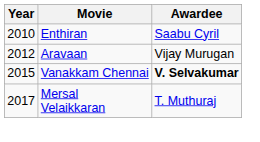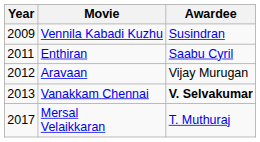+ row: (102, 34)
(21, 34) 2010 -> (21, 53) 2011
(21, 73) 2015 -> (21, 93) 2013
